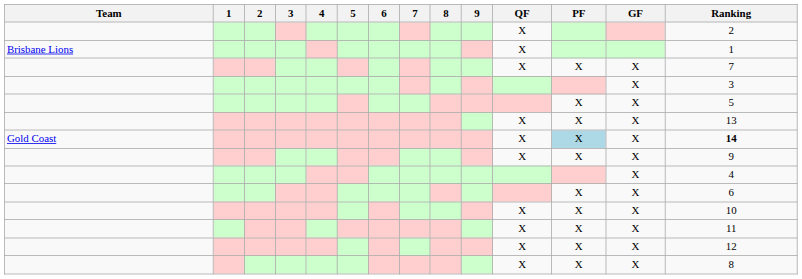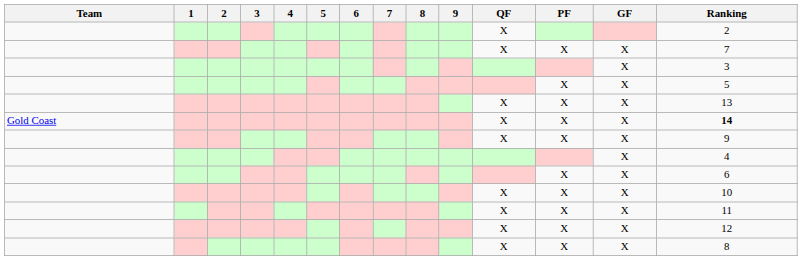- row: (40, 48)
(579, 138) lightblue background -> (564, 120) no background
